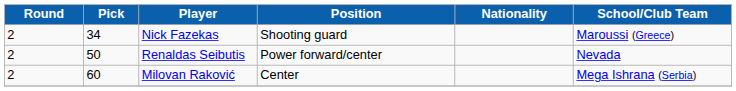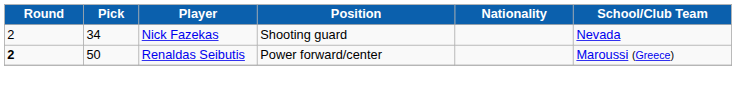(625, 34) Maroussi (Greece) -> (598, 34) Nevada
(11, 55) normal -> (11, 55) bold
(598, 55) Nevada -> (625, 55) Maroussi (Greece)
- row: (188, 75)
